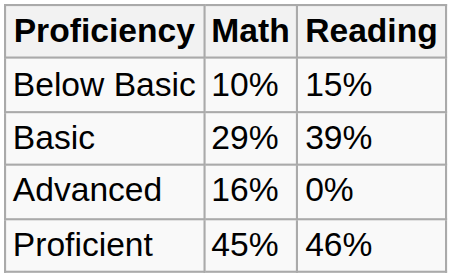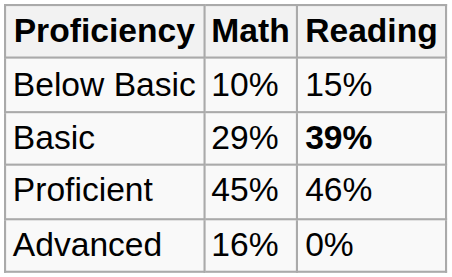(339, 137) normal -> (339, 137) bold
rows swapped: (83, 244) <-> (88, 191)
